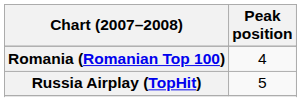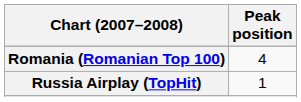(262, 83) 5 -> (262, 83) 1
